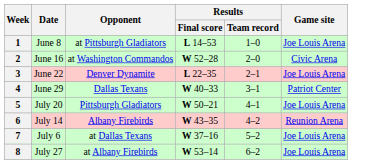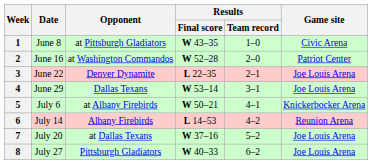(200, 43) L 14–53 -> (200, 43) W 43–35
(314, 43) Joe Louis Arena -> (324, 43) Civic Arena
(314, 58) Civic Arena -> (324, 58) Patriot Center
(200, 89) W 40–33 -> (200, 89) W 53–14
(314, 89) Patriot Center -> (324, 89) Joe Louis Arena
(49, 105) July 20 -> (49, 105) July 6
(121, 105) Pittsburgh Gladiators -> (121, 105) at Albany Firebirds
(314, 105) Joe Louis Arena -> (324, 105) Knickerbocker Arena
(200, 120) W 43–35 -> (200, 120) L 14–53
(49, 136) July 6 -> (49, 136) July 20
(121, 151) at Albany Firebirds -> (121, 151) Pittsburgh Gladiators
(200, 151) W 53–14 -> (200, 151) W 40–33
